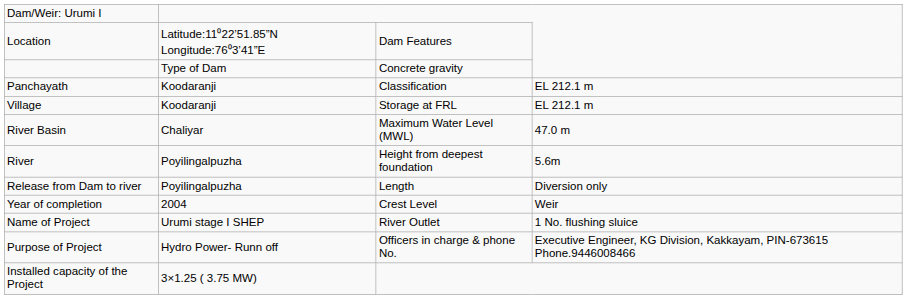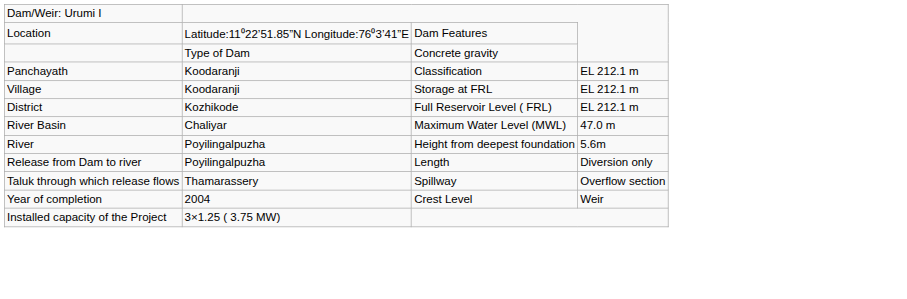+ row: (25, 107)
+ row: (93, 180)
- row: (48, 222)
- row: (54, 247)
